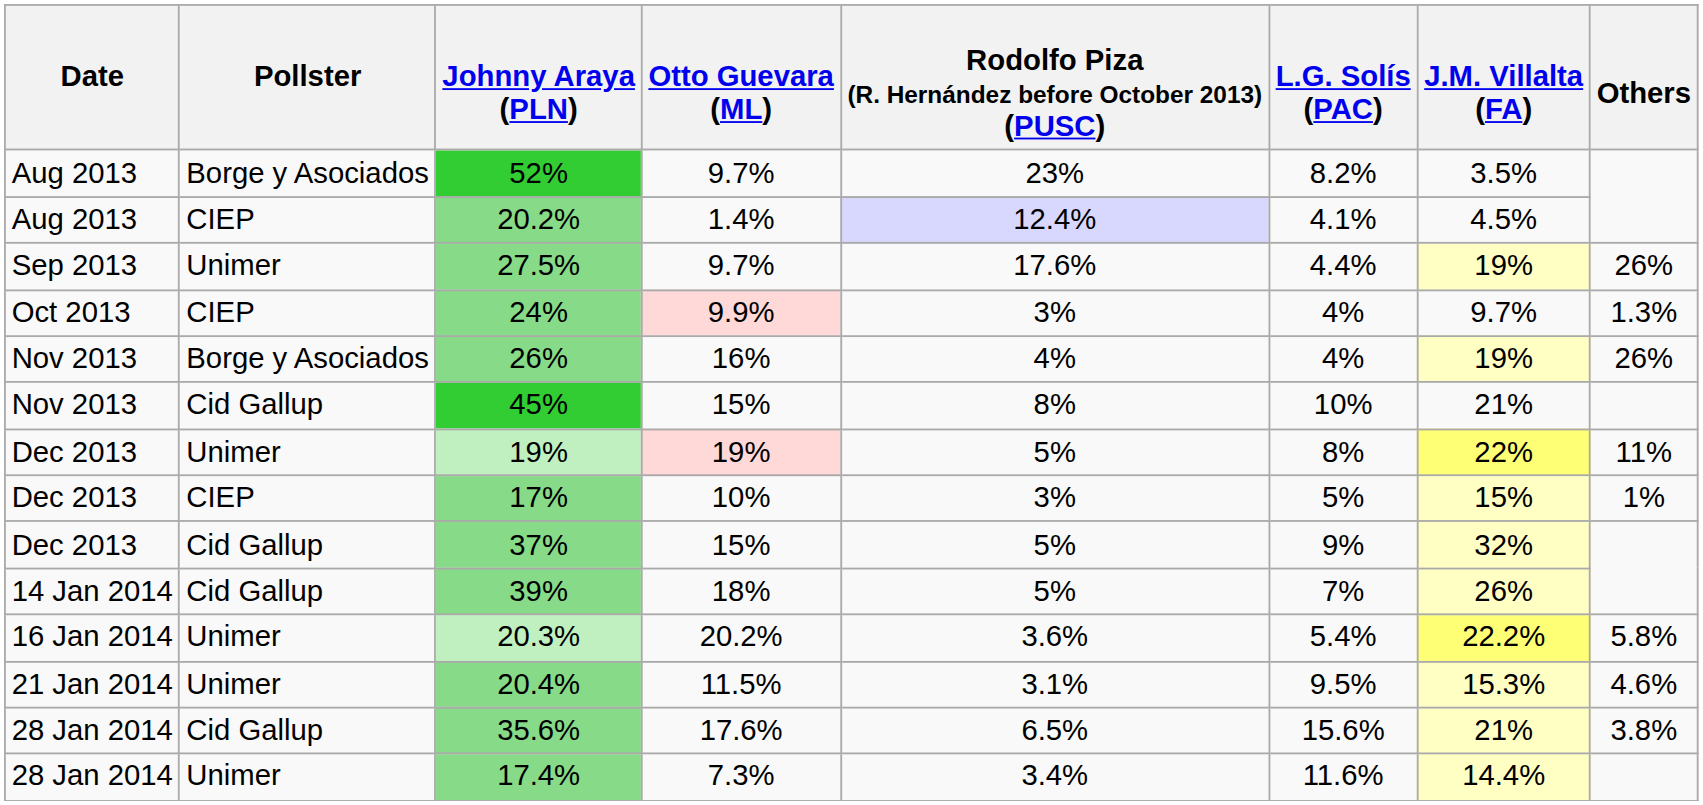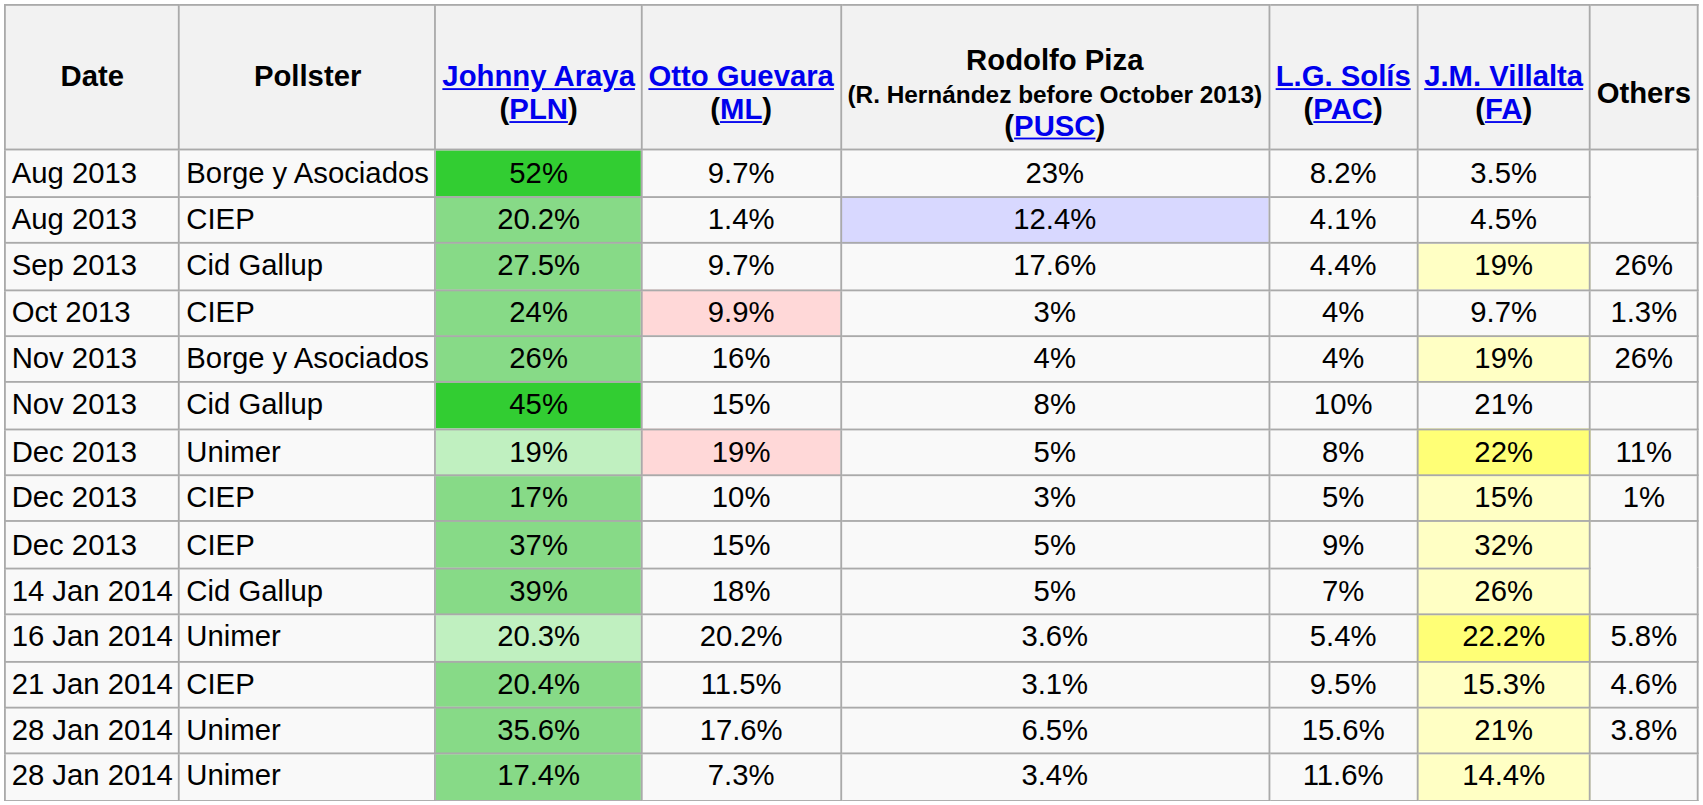(234, 265) Unimer -> (255, 265) Cid Gallup
(255, 544) Cid Gallup -> (221, 544) CIEP
(234, 683) Unimer -> (221, 683) CIEP
(255, 730) Cid Gallup -> (234, 730) Unimer
